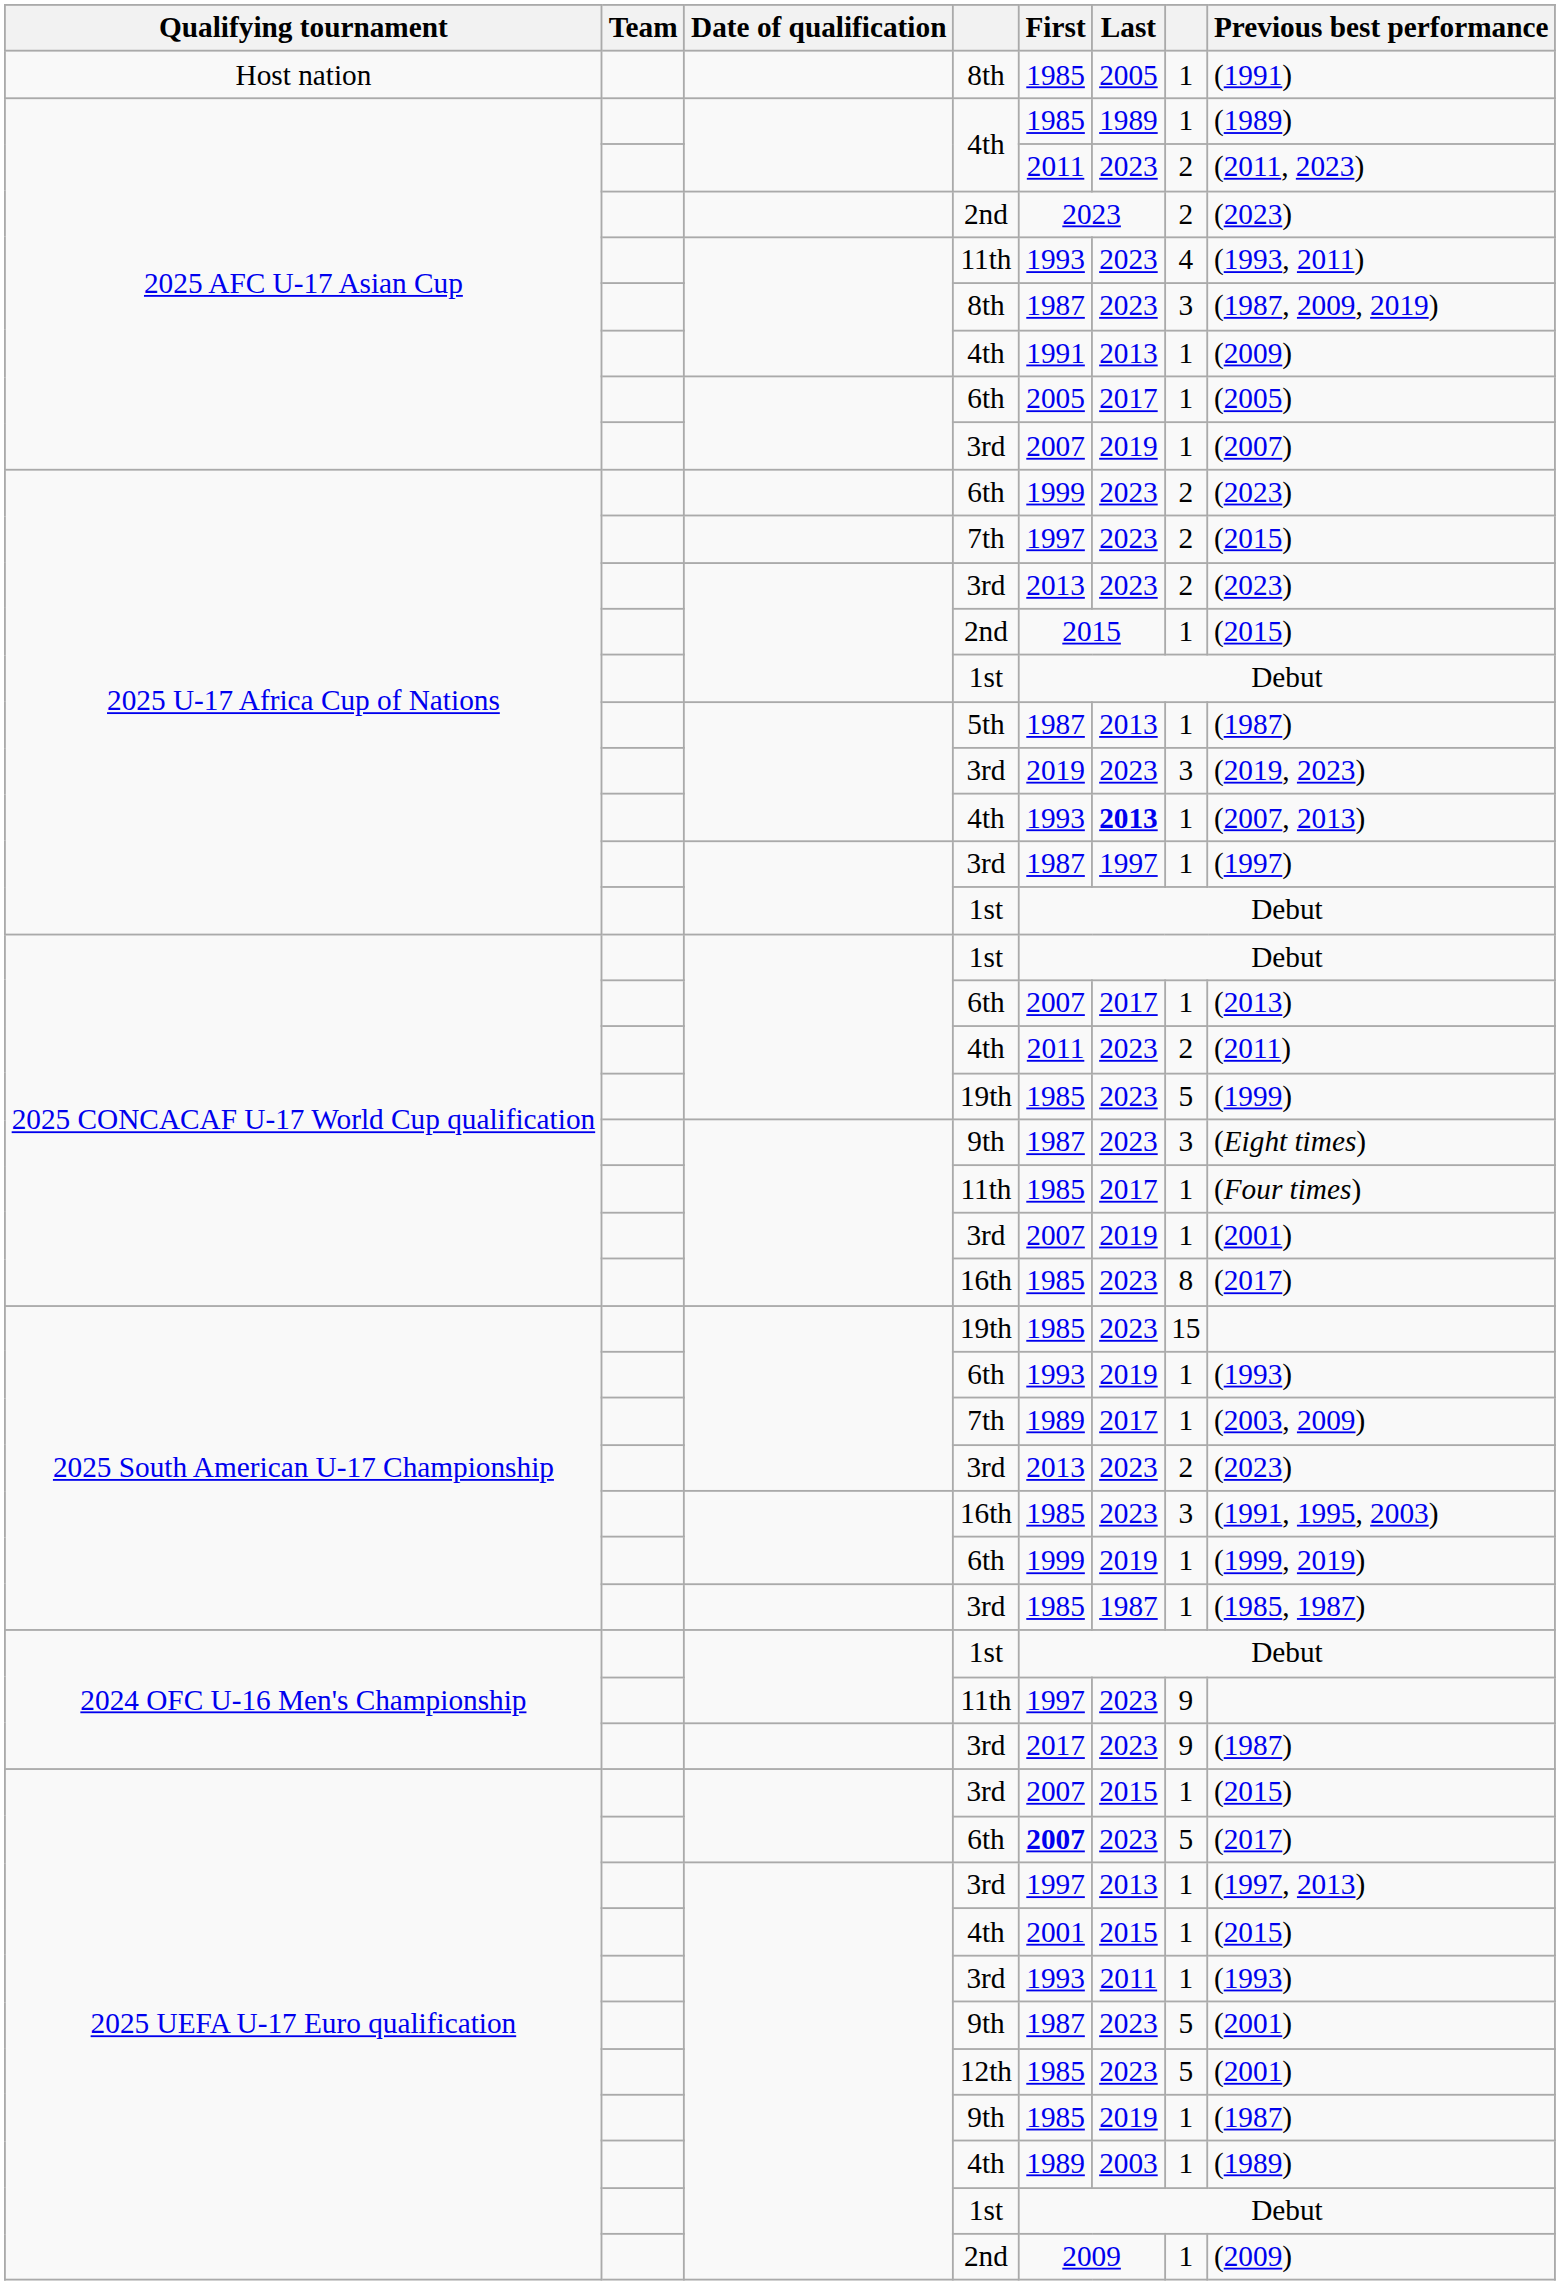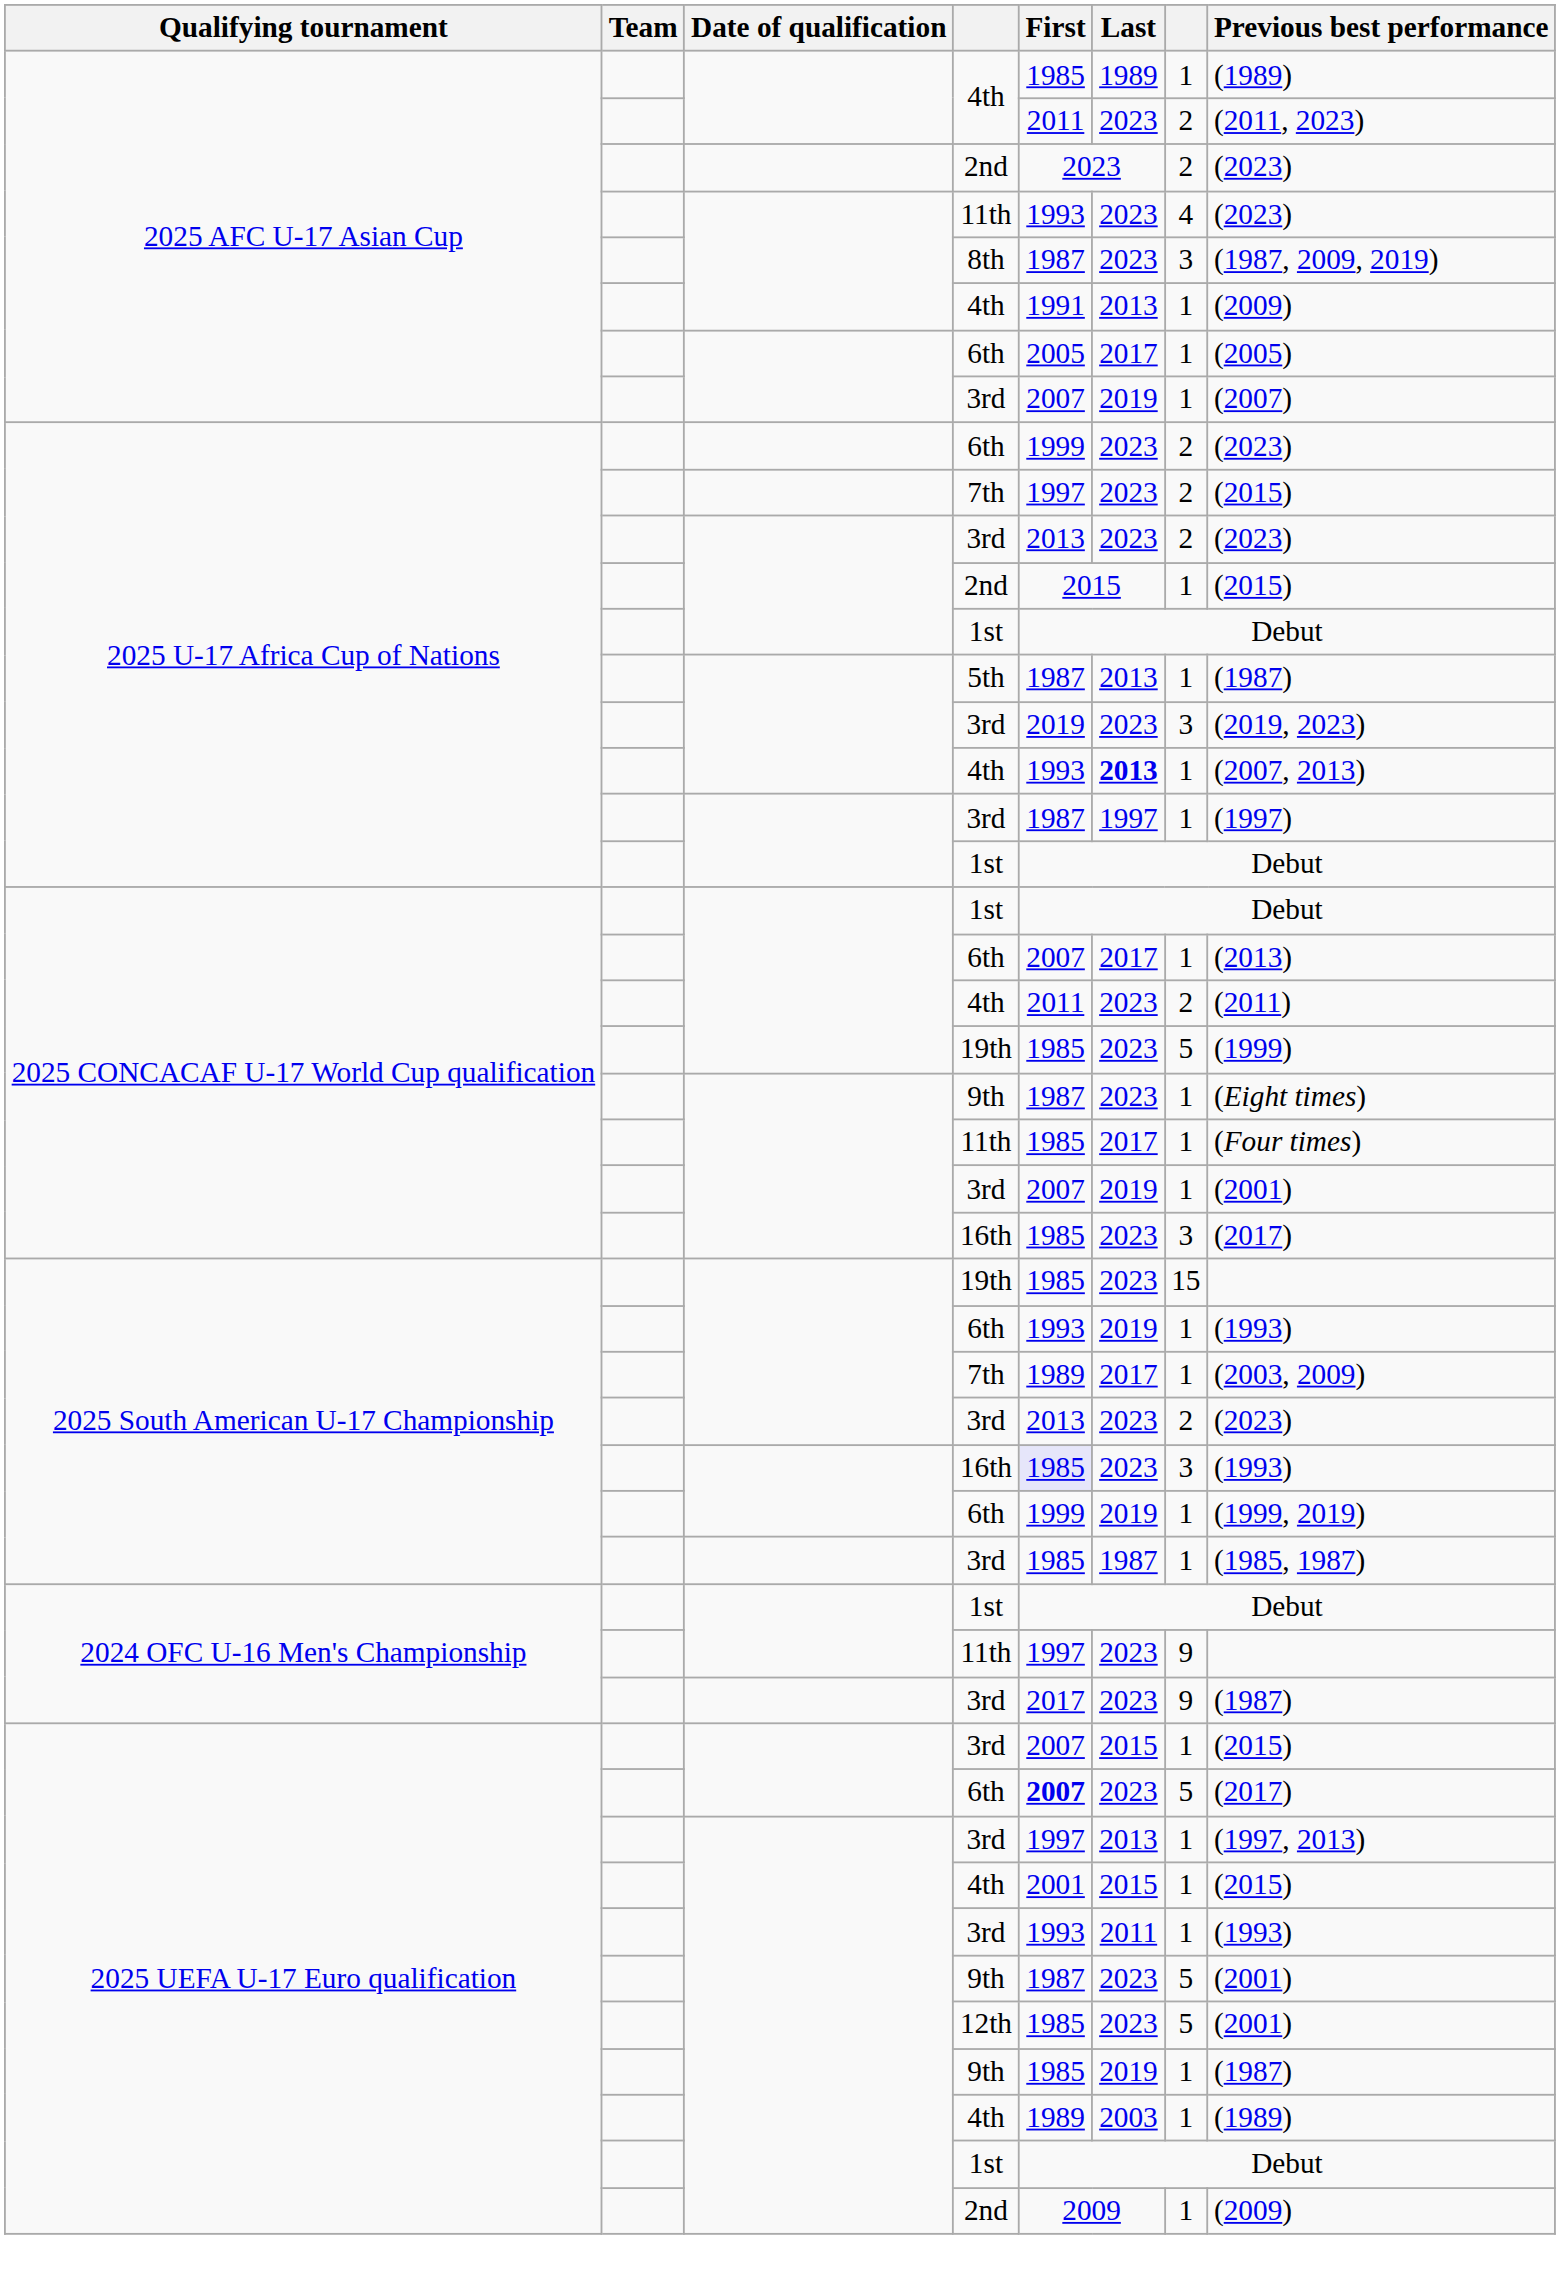- row: (303, 74)
(1289, 259) (1993, 2011) -> (1253, 213) (2023)
(1186, 1142) 3 -> (1186, 1095) 1
(1186, 1281) 8 -> (1186, 1235) 3
(1056, 1513) no background -> (1056, 1467) lavender background
(1326, 1513) (1991, 1995, 2003) -> (1253, 1467) (1993)
